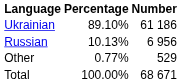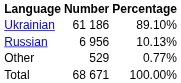columns swapped: (154, 9) <-> (96, 9)
